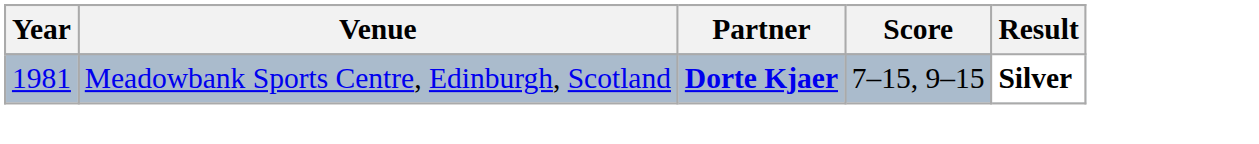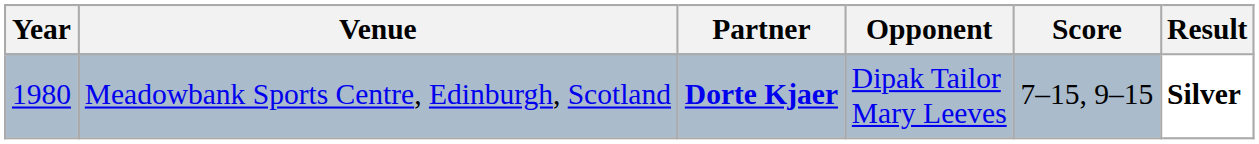+ column: (929, 29)
(41, 77) 1981 -> (41, 95) 1980
